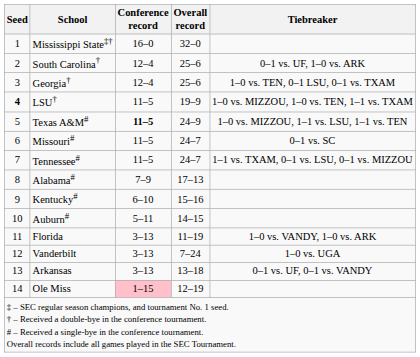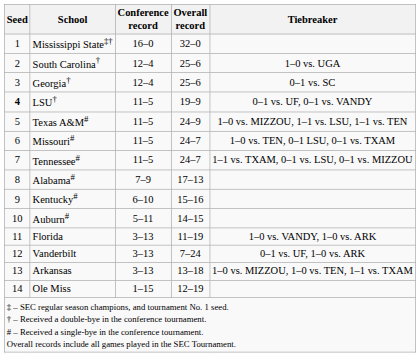(312, 63) 0–1 vs. UF, 1–0 vs. ARK -> (312, 63) 1–0 vs. UGA
(312, 82) 1–0 vs. TEN, 0–1 LSU, 0–1 vs. TXAM -> (312, 82) 0–1 vs. SC
(312, 102) 1–0 vs. MIZZOU, 1–0 vs. TEN, 1–1 vs. TXAM -> (312, 102) 0–1 vs. UF, 0–1 vs. VANDY
(143, 121) bold -> (143, 121) normal
(312, 141) 0–1 vs. SC -> (312, 141) 1–0 vs. TEN, 0–1 LSU, 0–1 vs. TXAM
(312, 254) 1–0 vs. UGA -> (312, 254) 0–1 vs. UF, 1–0 vs. ARK
(312, 271) 0–1 vs. UF, 0–1 vs. VANDY -> (312, 271) 1–0 vs. MIZZOU, 1–0 vs. TEN, 1–1 vs. TXAM
(143, 288) pink background -> (143, 288) no background
